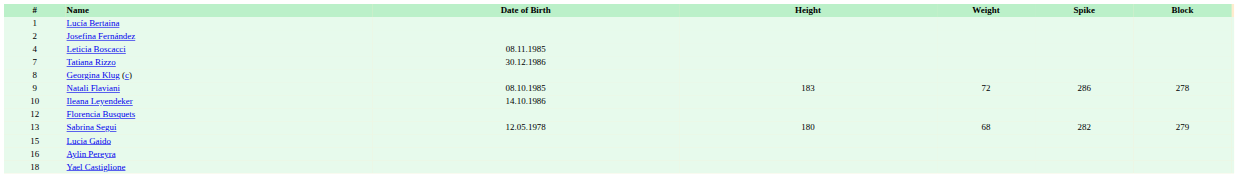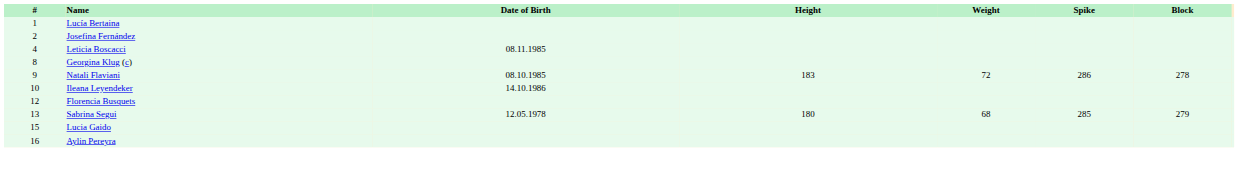- row: (91, 62)
(1084, 127) 282 -> (1084, 114) 285
- row: (96, 166)
